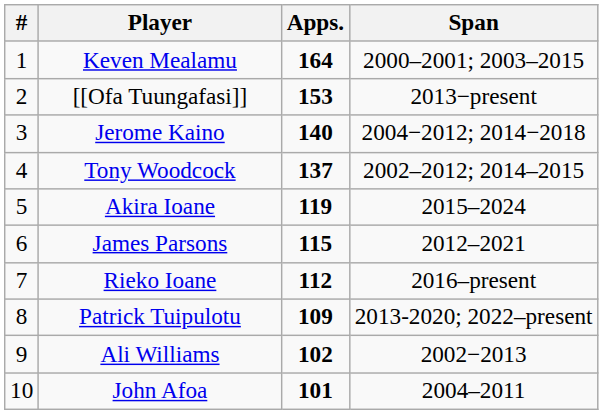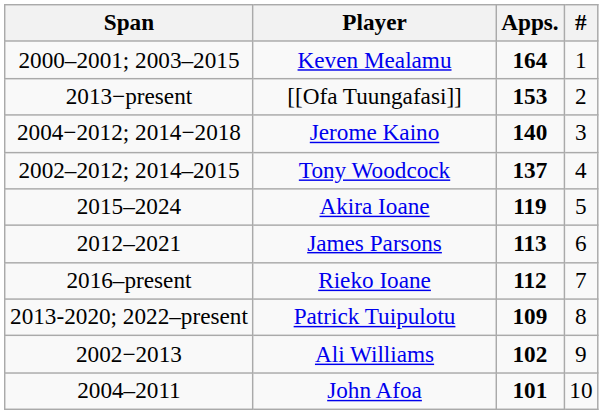columns swapped: (22, 22) <-> (474, 22)
(315, 243) 115 -> (530, 243) 113
